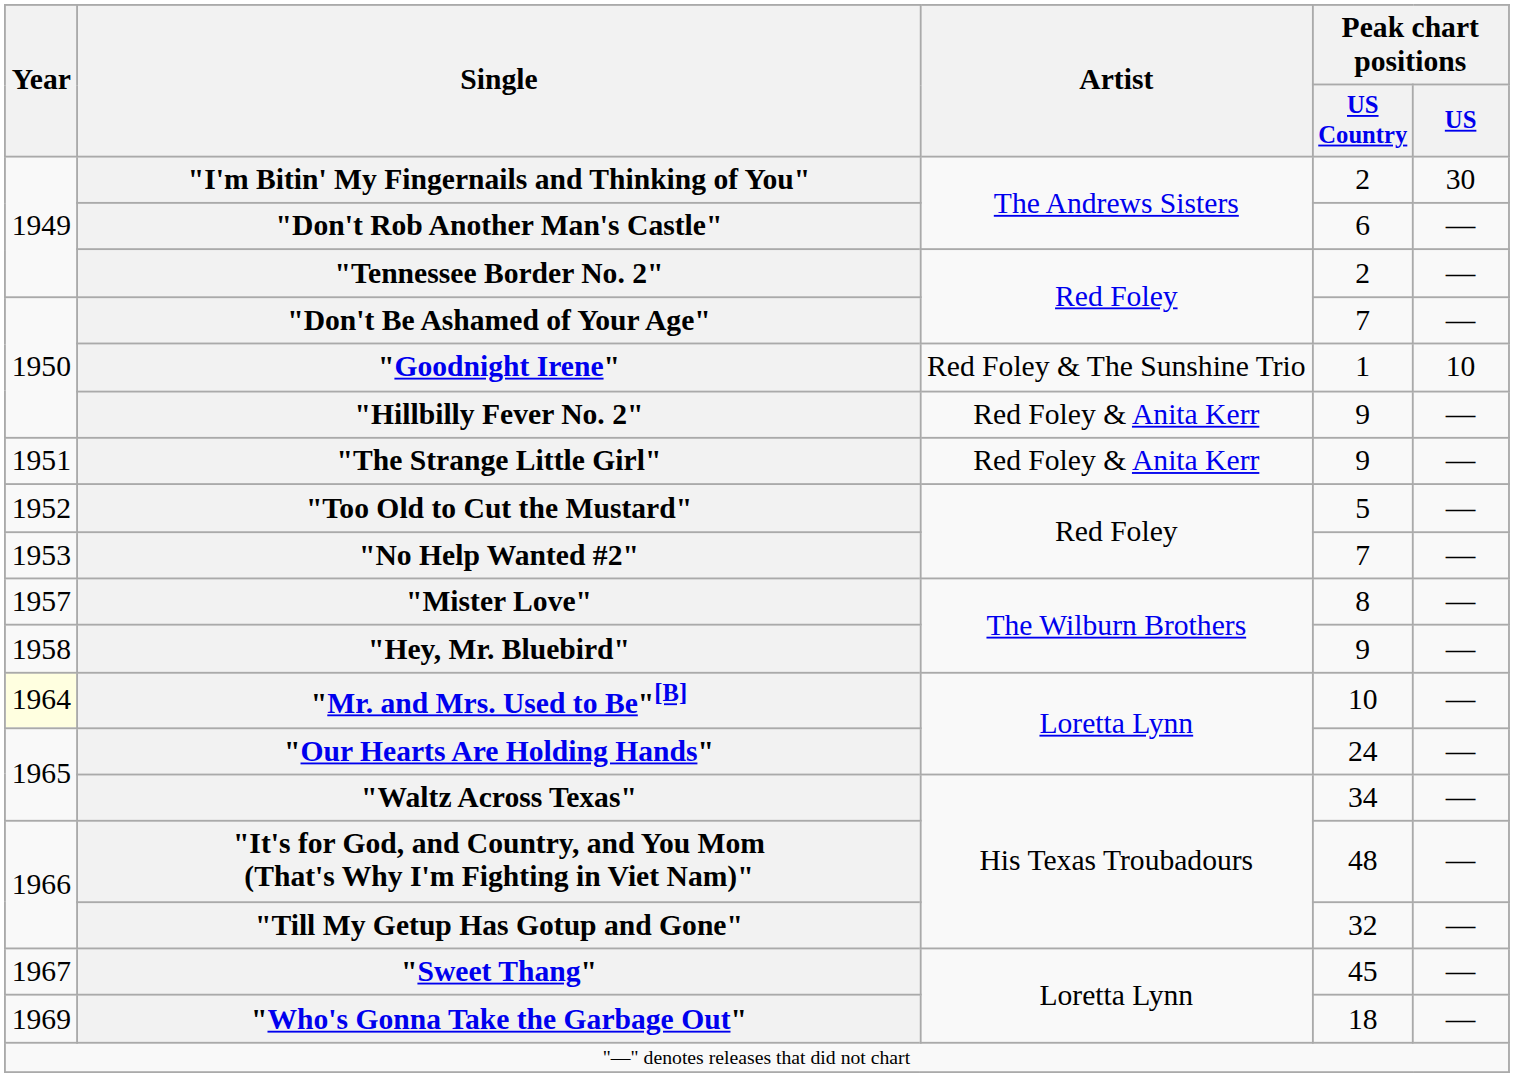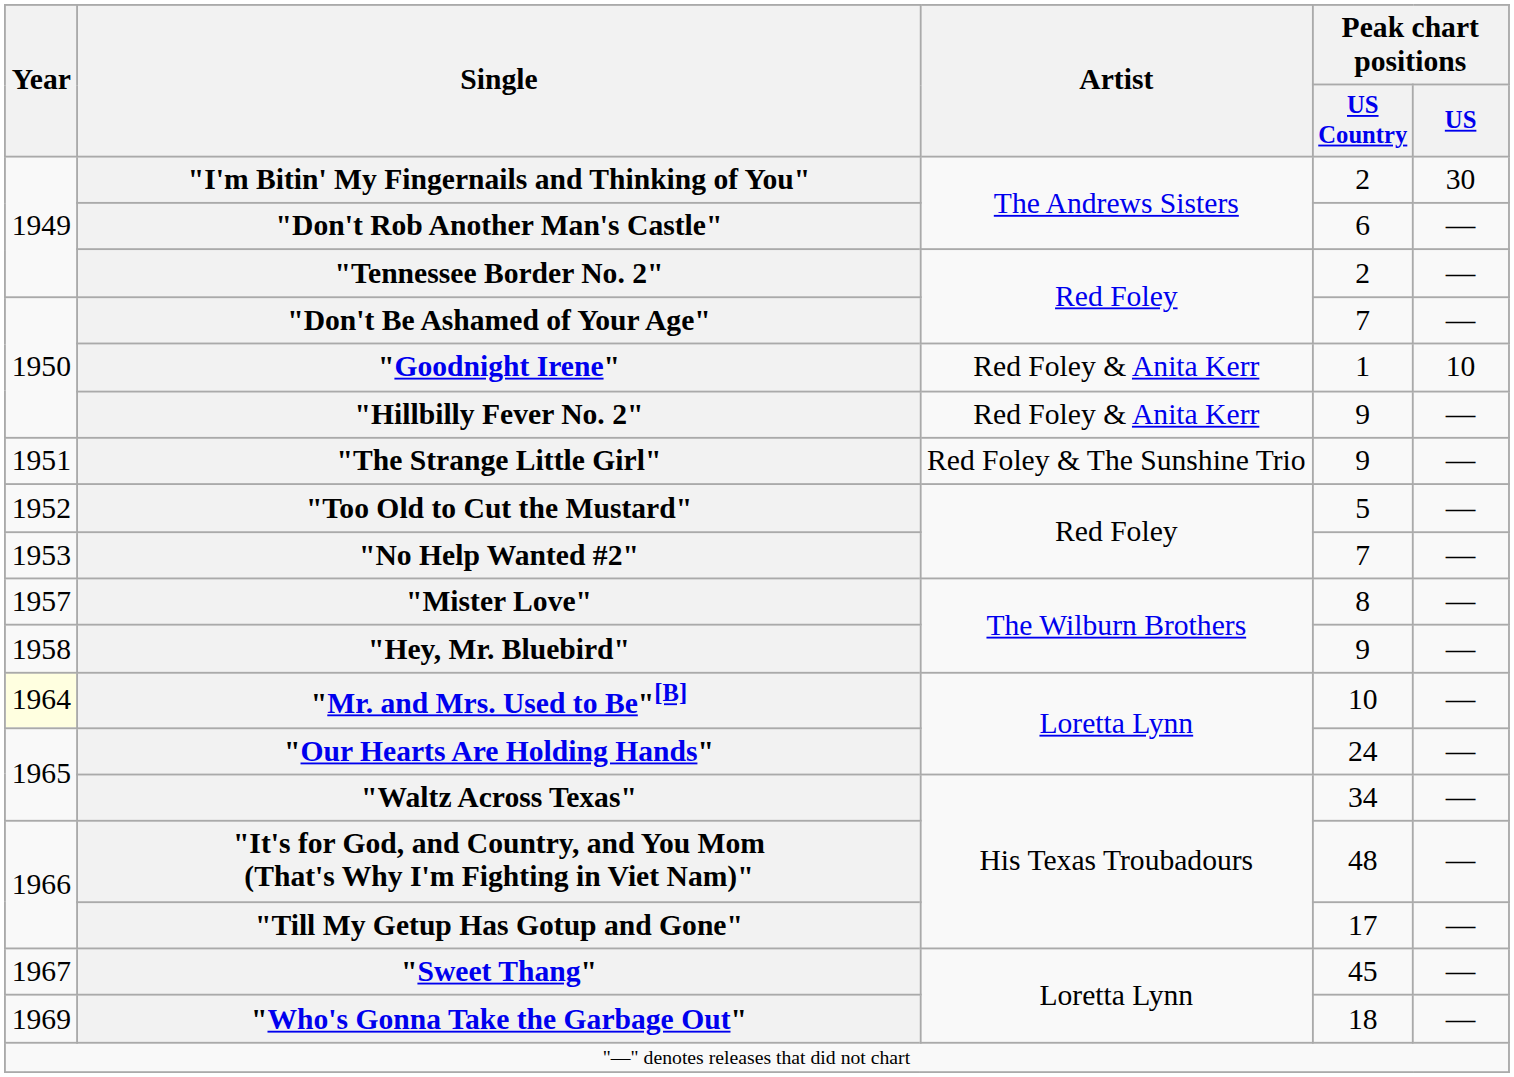(1116, 366) Red Foley & The Sunshine Trio -> (1116, 366) Red Foley & Anita Kerr
(1116, 460) Red Foley & Anita Kerr -> (1116, 460) Red Foley & The Sunshine Trio
(1363, 924) 32 -> (1363, 924) 17
